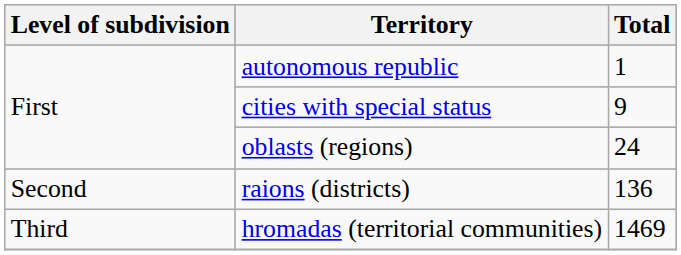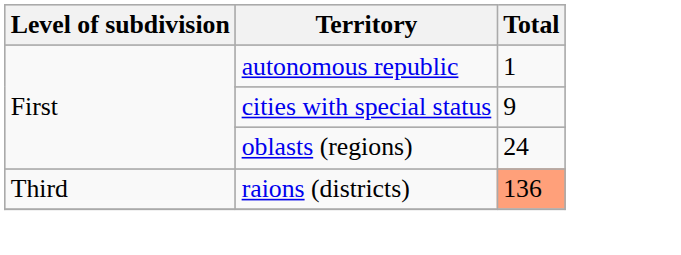(49, 188) Second -> (39, 188) Third
(633, 188) no background -> (522, 188) lightsalmon background
- row: (422, 229)
